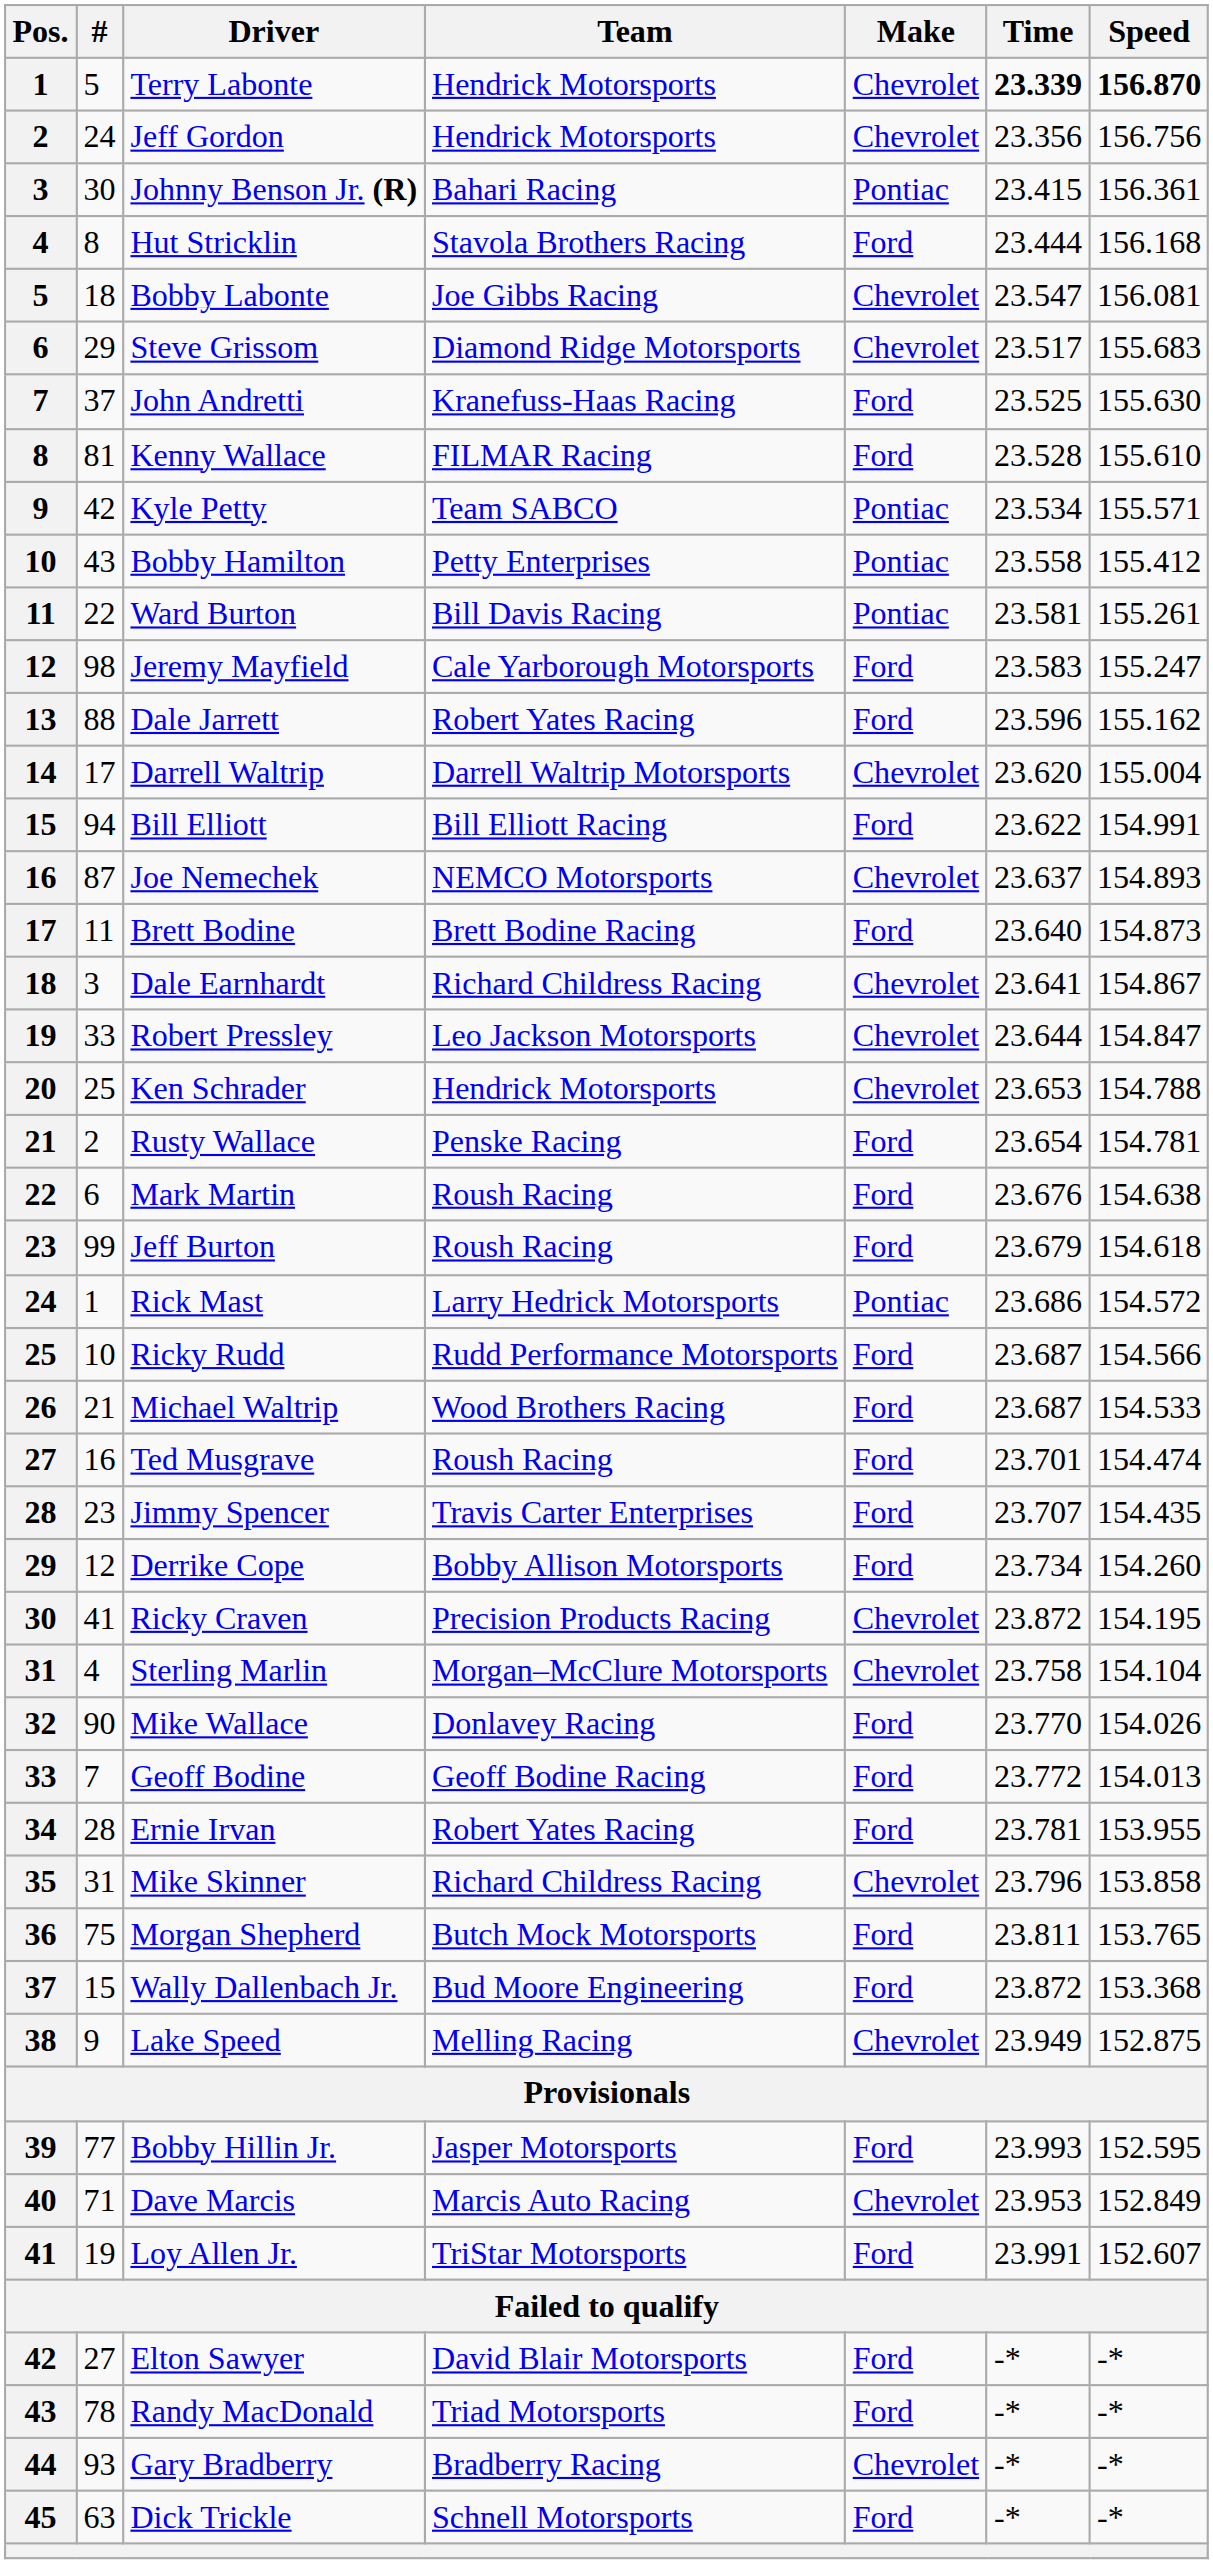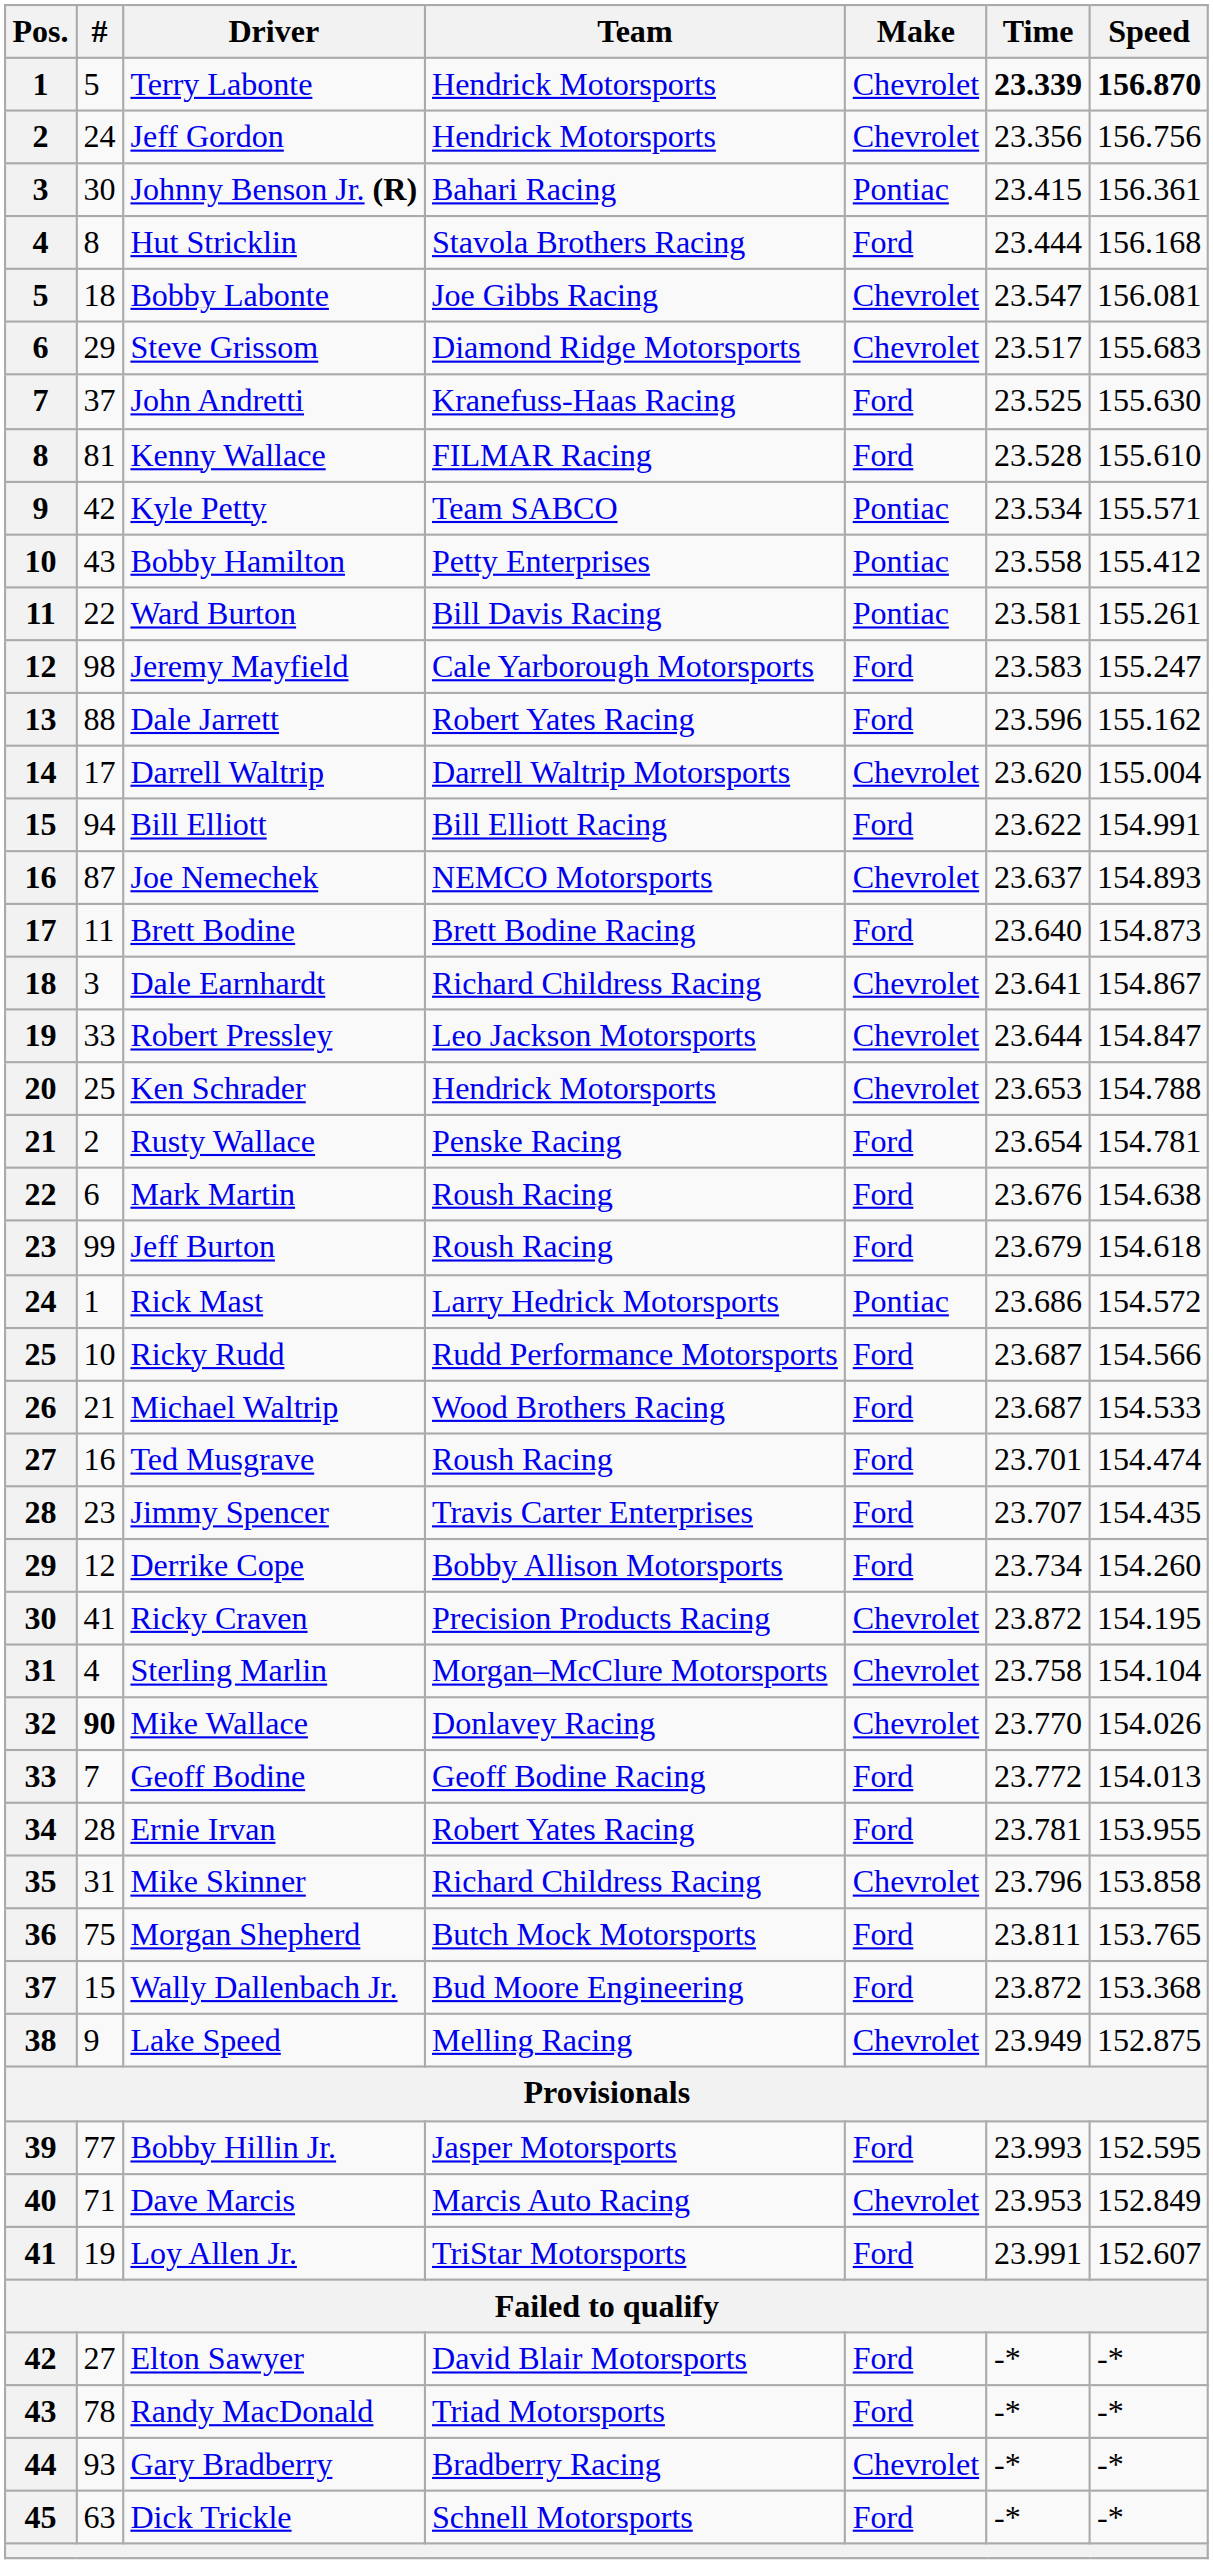(100, 1723) normal -> (100, 1723) bold
(883, 1723) Ford -> (916, 1723) Chevrolet
